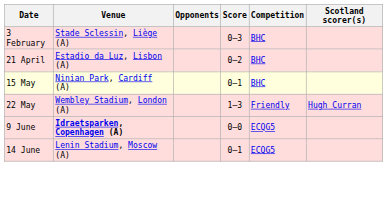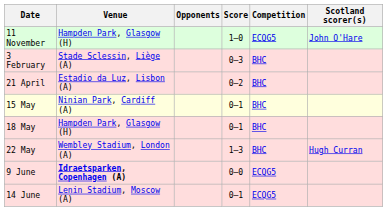+ row: (26, 38)
+ row: (21, 128)
(270, 105) Friendly -> (259, 150) BHC
